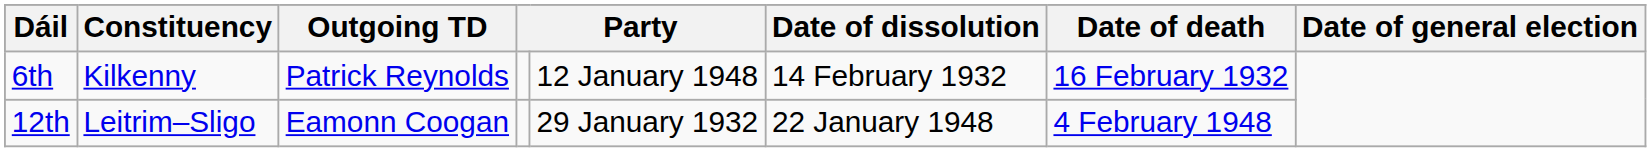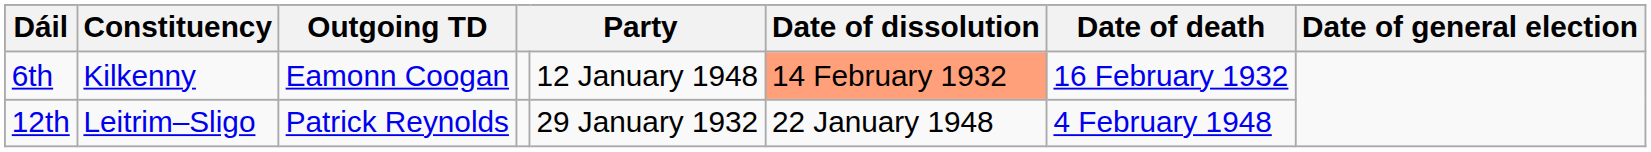(397, 75) Patrick Reynolds -> (397, 75) Eamonn Coogan
(889, 75) no background -> (889, 75) lightsalmon background
(397, 122) Eamonn Coogan -> (397, 122) Patrick Reynolds
